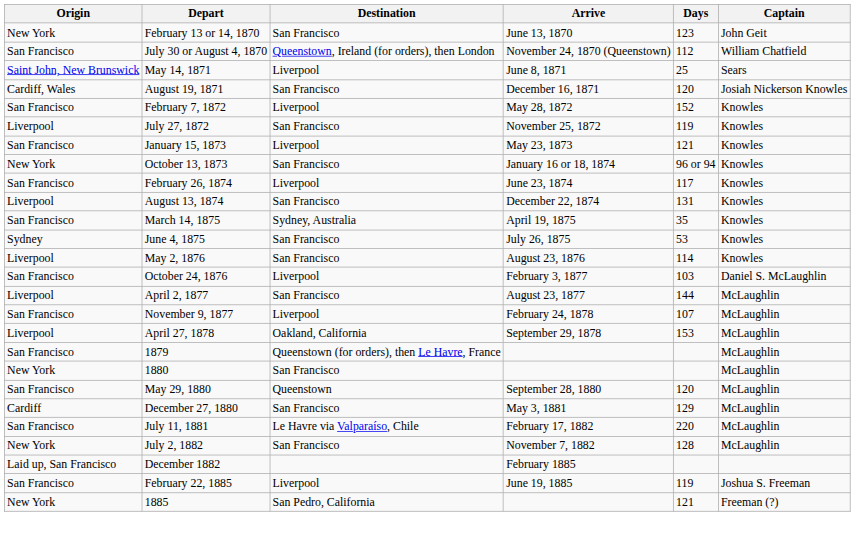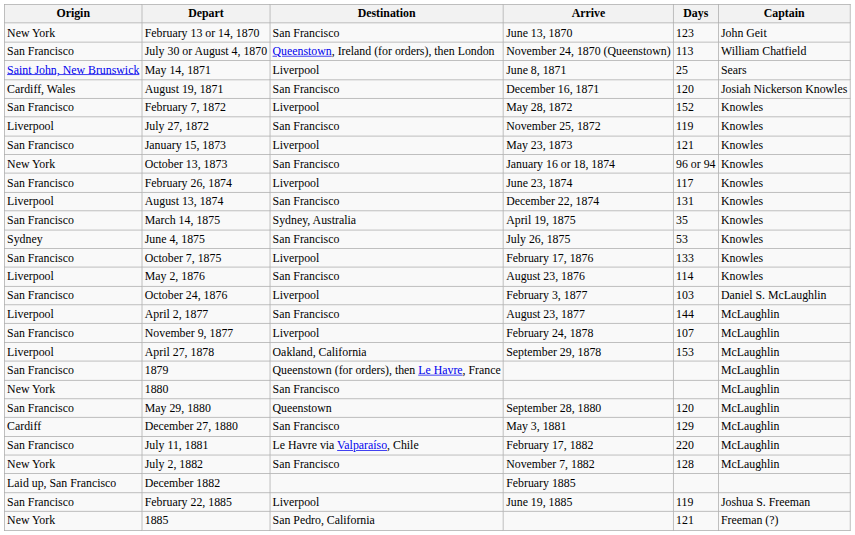(685, 51) 112 -> (685, 51) 113
+ row: (183, 257)
